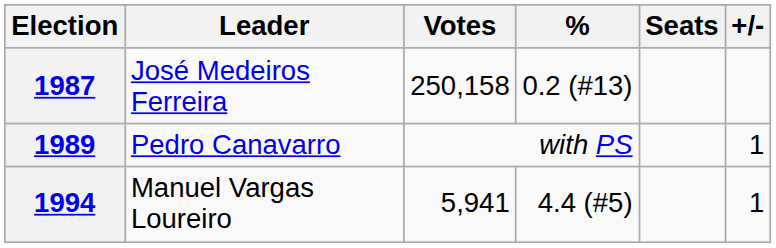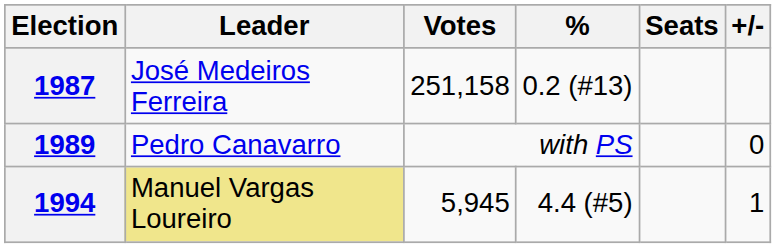(460, 85) 250,158 -> (460, 85) 251,158
(757, 144) 1 -> (757, 144) 0
(222, 203) no background -> (222, 203) khaki background
(475, 203) 5,941 -> (475, 203) 5,945
